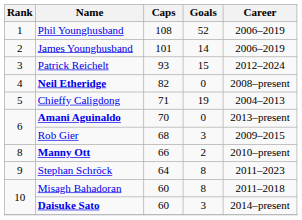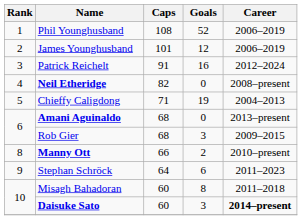(203, 48) 14 -> (203, 48) 12
(164, 65) 93 -> (164, 65) 91
(203, 65) 15 -> (203, 65) 16
(164, 118) 70 -> (164, 118) 68
(203, 170) 8 -> (203, 170) 6
(260, 205) normal -> (260, 205) bold
